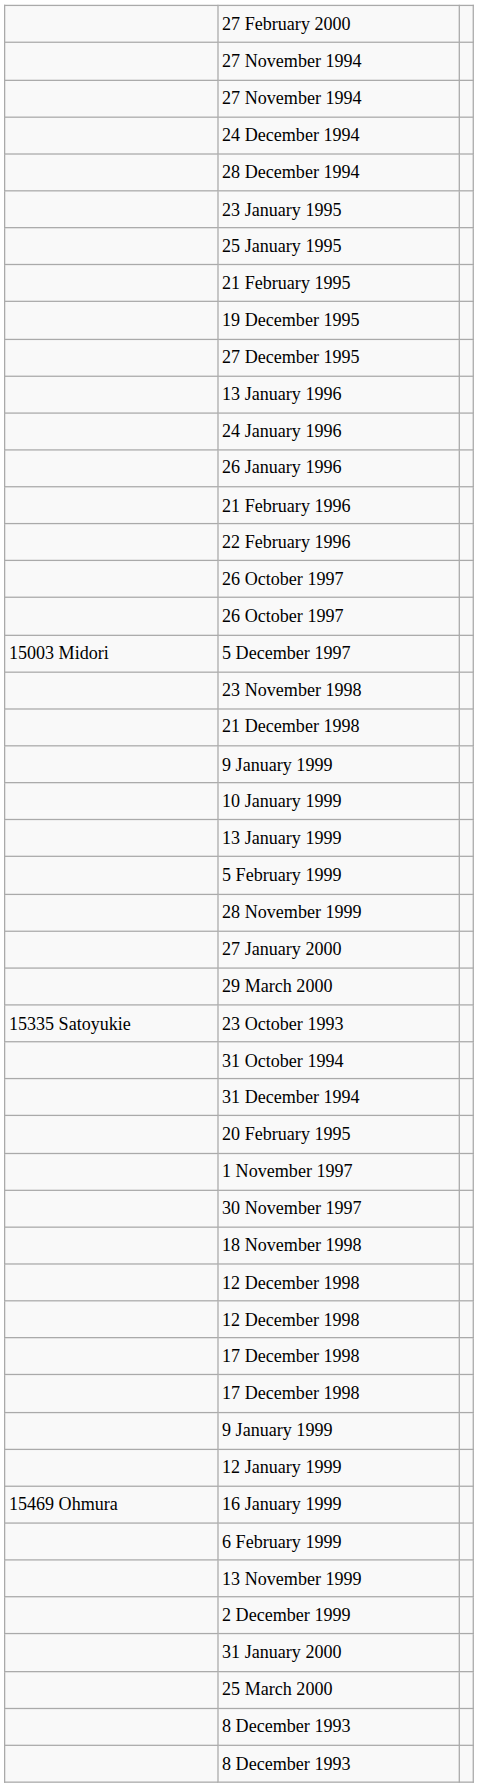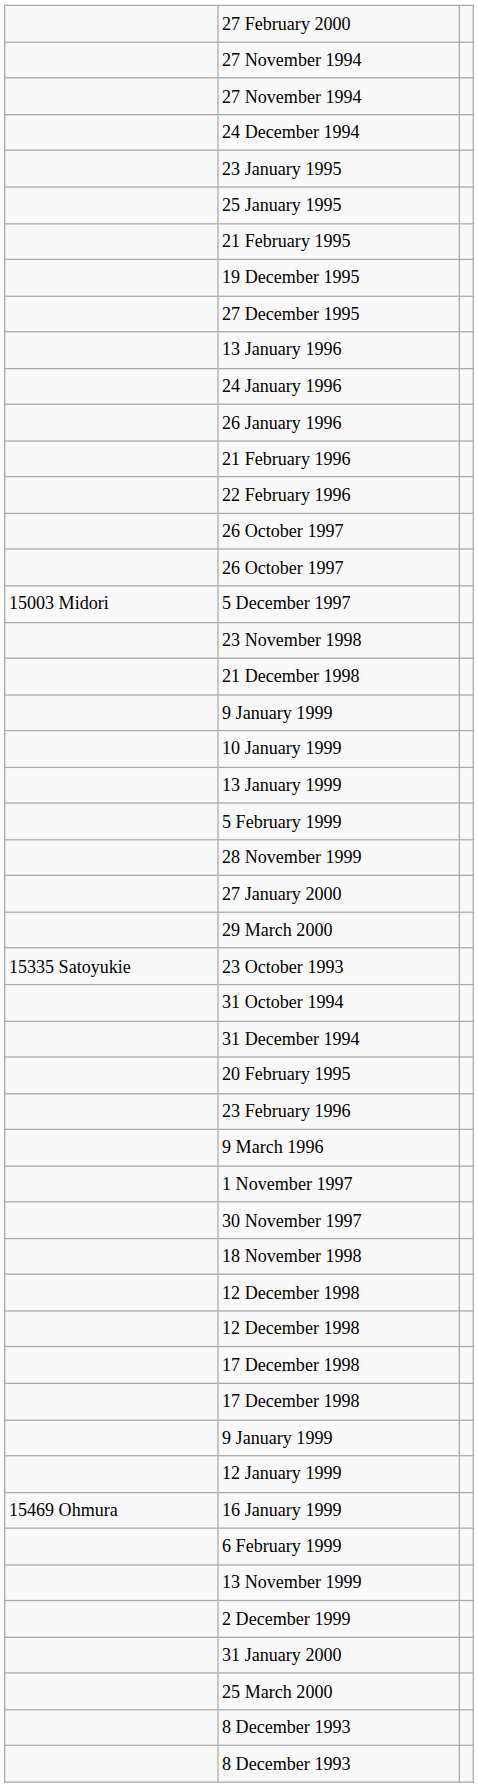- row: (111, 172)
+ row: (111, 1111)
+ row: (111, 1148)
